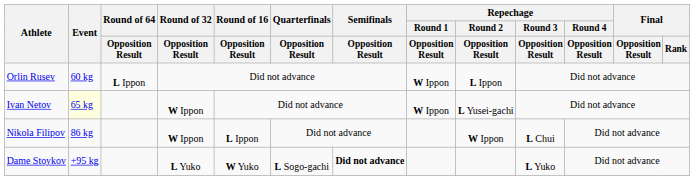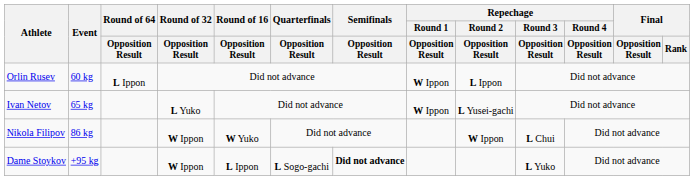(82, 105) lightyellow background -> (82, 105) no background
(186, 111) W Ippon -> (186, 111) L Yuko
(242, 139) L Ippon -> (242, 139) W Yuko
(186, 167) L Yuko -> (186, 167) W Ippon
(242, 167) W Yuko -> (242, 167) L Ippon
